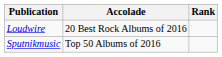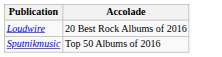- column: (203, 12)
